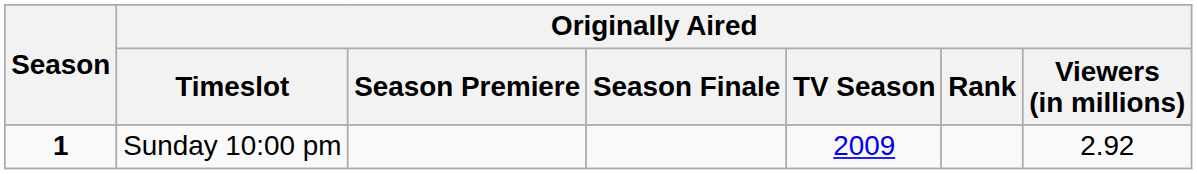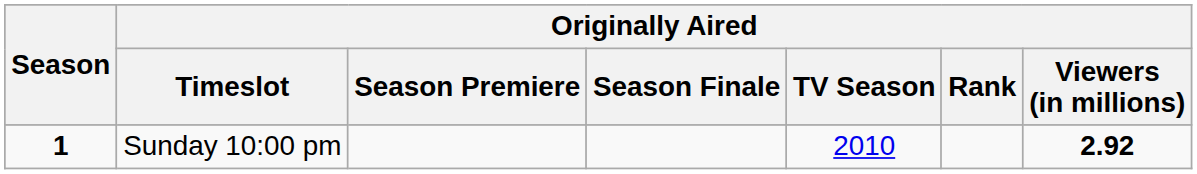(864, 146) 2009 -> (864, 146) 2010
(1107, 146) normal -> (1107, 146) bold
